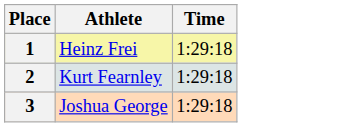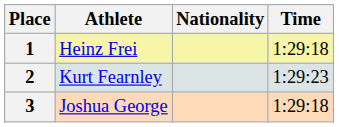+ column: (220, 19)
(204, 77) 1:29:18 -> (301, 77) 1:29:23
